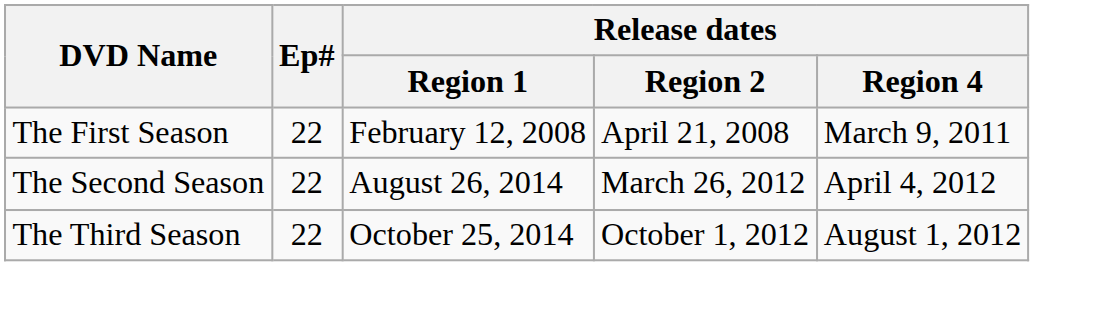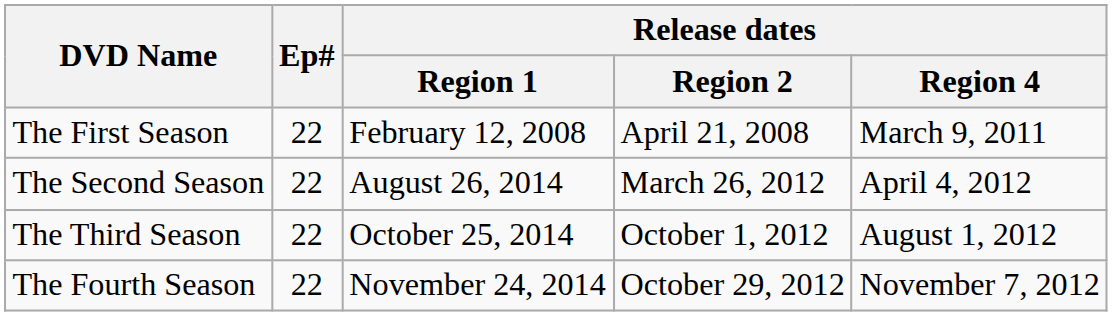+ row: (134, 285)
